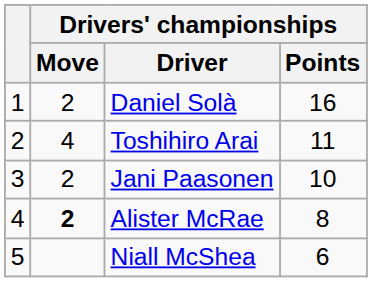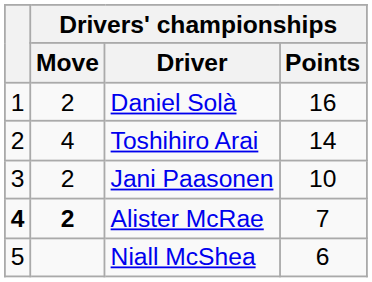(323, 140) 11 -> (323, 140) 14
(18, 218) normal -> (18, 218) bold
(323, 218) 8 -> (323, 218) 7
